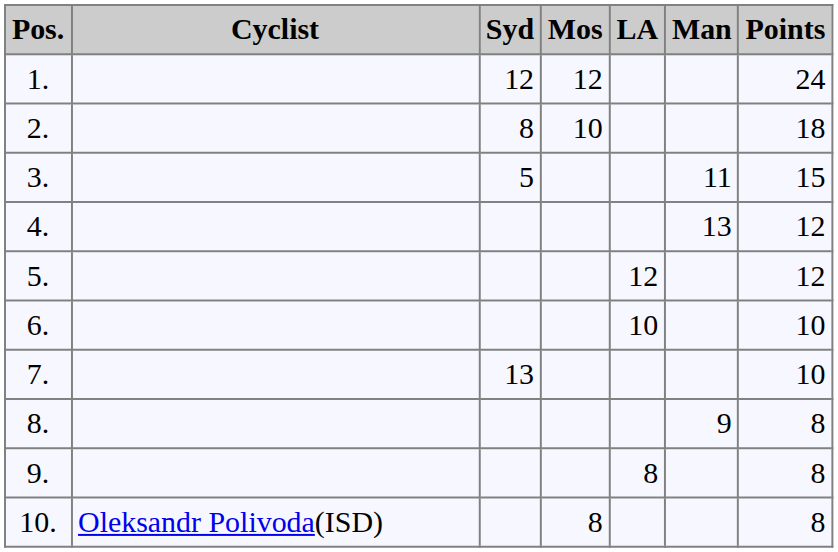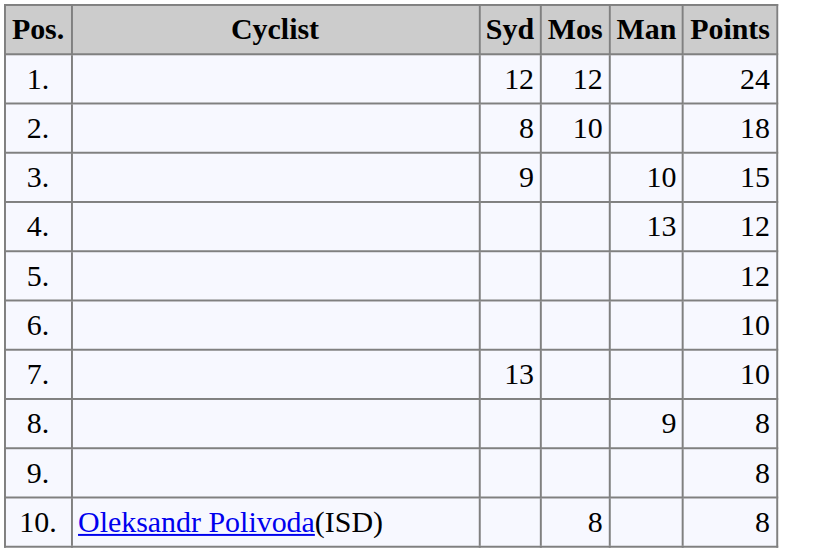- column: (637, 29)
(527, 176) 5 -> (527, 176) 9
(717, 176) 11 -> (661, 176) 10
